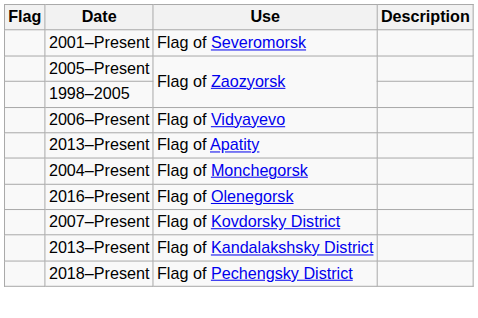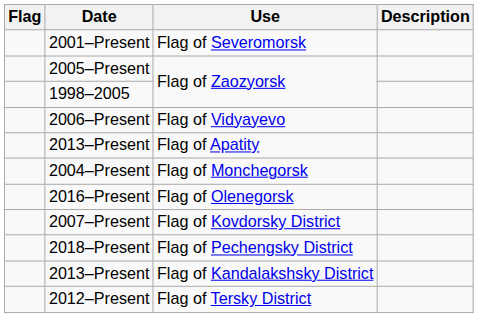rows swapped: (99, 247) <-> (99, 273)
+ row: (99, 299)
